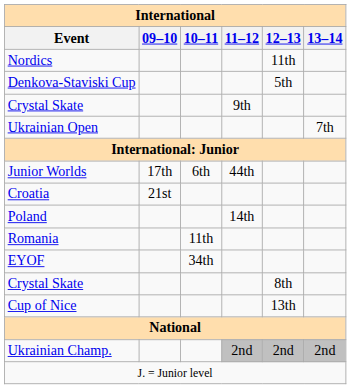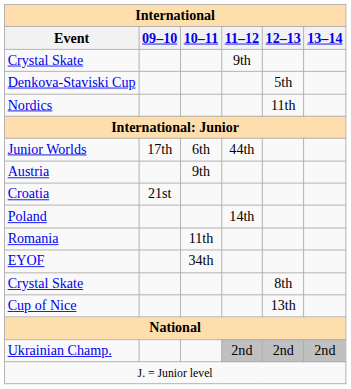rows swapped: (45, 104) <-> (30, 60)
- row: (53, 127)
+ row: (28, 171)
